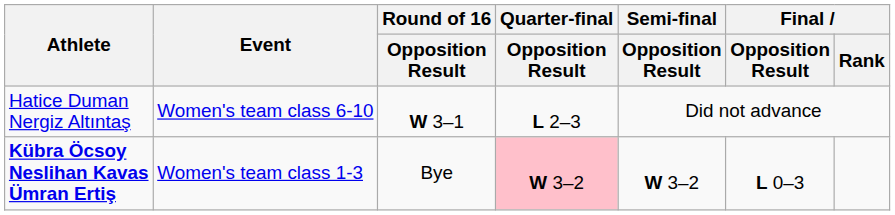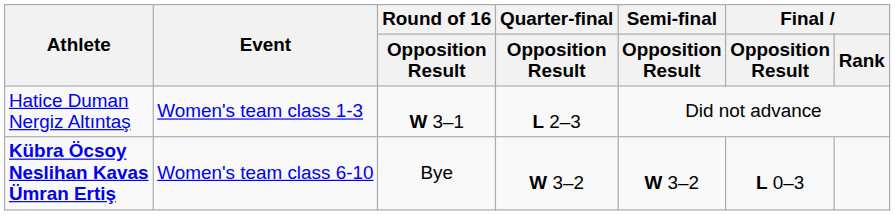(265, 111) Women's team class 6-10 -> (260, 111) Women's team class 1-3
(260, 173) Women's team class 1-3 -> (265, 173) Women's team class 6-10
(557, 183) pink background -> (557, 183) no background
